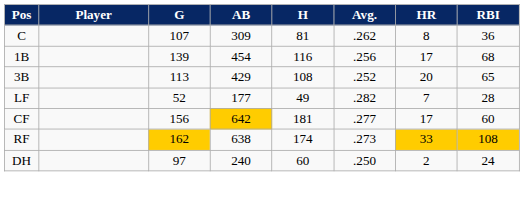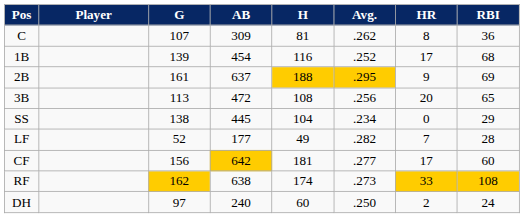(365, 56) .256 -> (365, 56) .252
+ row: (22, 77)
(241, 77) 429 -> (241, 98) 472
(365, 77) .252 -> (365, 98) .256
+ row: (22, 118)
